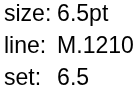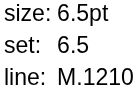rows swapped: (22, 77) <-> (25, 45)
